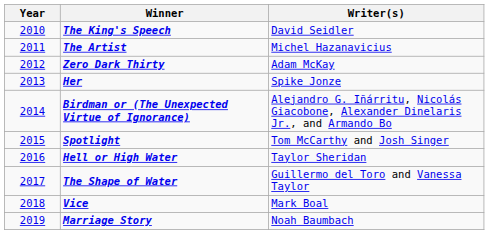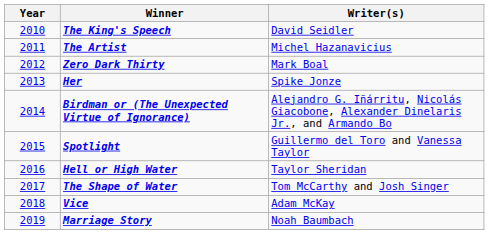(303, 64) Adam McKay -> (300, 64) Mark Boal
(360, 140) Tom McCarthy and Josh Singer -> (366, 146) Guillermo del Toro and Vanessa Taylor
(366, 181) Guillermo del Toro and Vanessa Taylor -> (360, 187) Tom McCarthy and Josh Singer
(300, 204) Mark Boal -> (303, 204) Adam McKay
